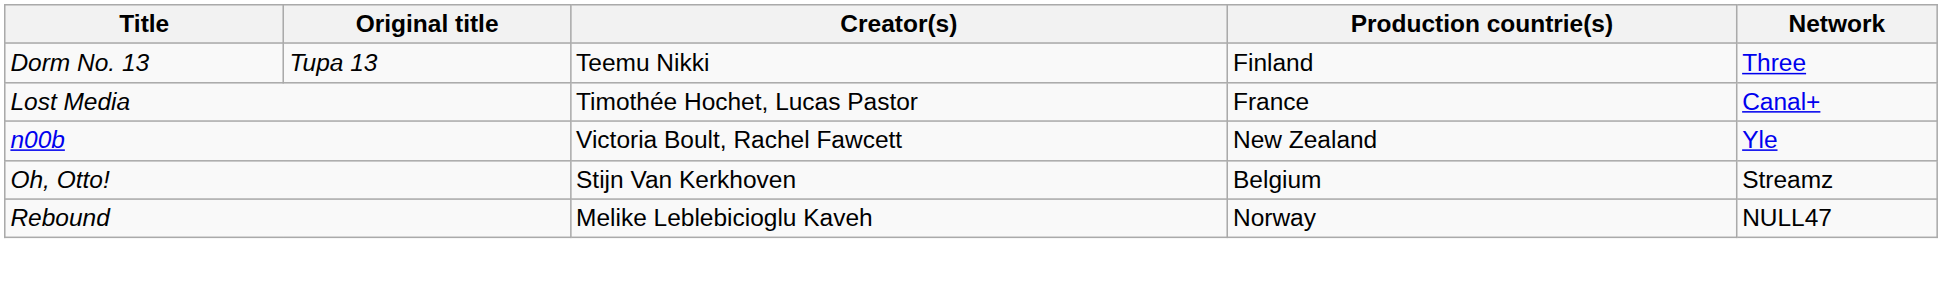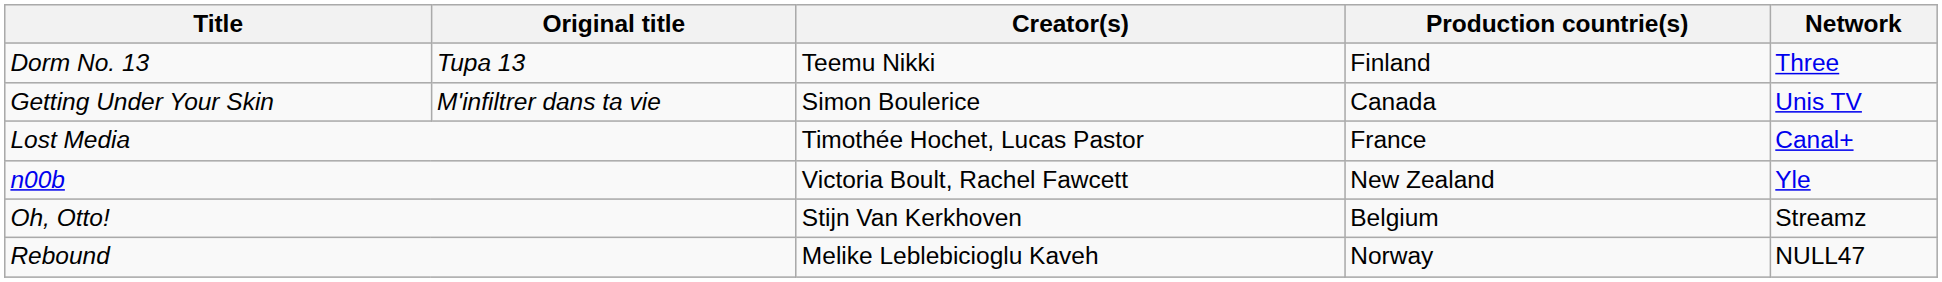+ row: (142, 101)
